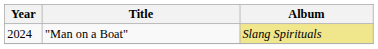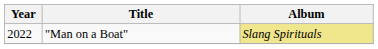(20, 33) 2024 -> (20, 33) 2022
